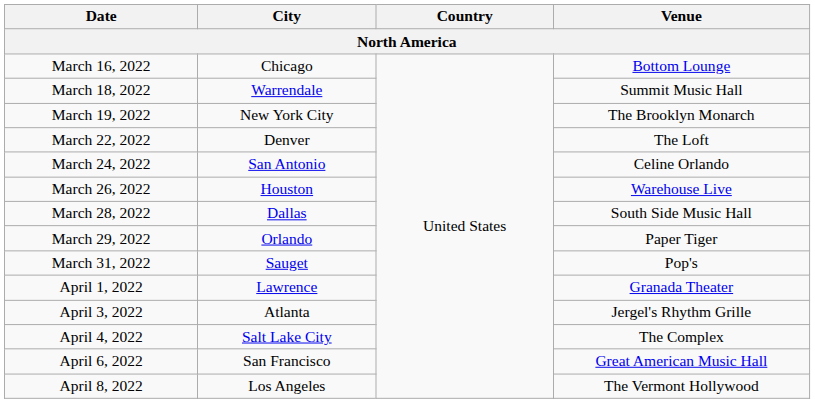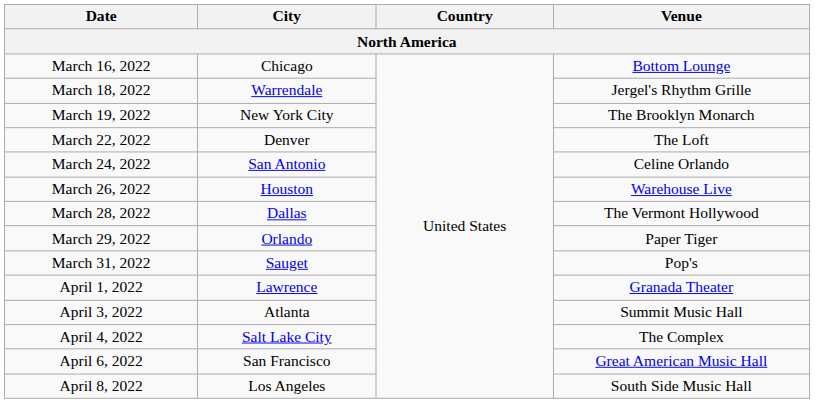(681, 90) Summit Music Hall -> (681, 90) Jergel's Rhythm Grille
(681, 213) South Side Music Hall -> (681, 213) The Vermont Hollywood
(681, 312) Jergel's Rhythm Grille -> (681, 312) Summit Music Hall
(681, 386) The Vermont Hollywood -> (681, 386) South Side Music Hall
